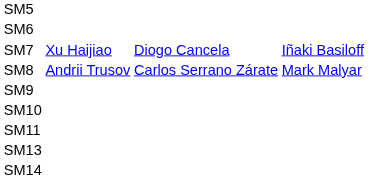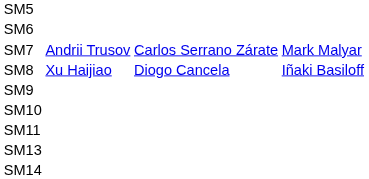(79, 50) Xu Haijiao -> (88, 50) Andrii Trusov
(182, 50) Diogo Cancela -> (206, 50) Carlos Serrano Zárate
(323, 50) Iñaki Basiloff -> (322, 50) Mark Malyar
(88, 70) Andrii Trusov -> (79, 70) Xu Haijiao
(206, 70) Carlos Serrano Zárate -> (182, 70) Diogo Cancela
(322, 70) Mark Malyar -> (323, 70) Iñaki Basiloff
